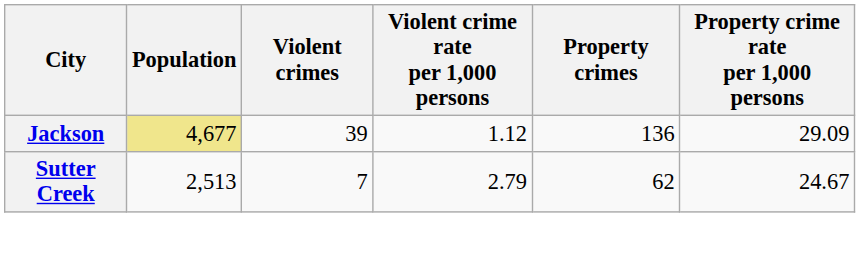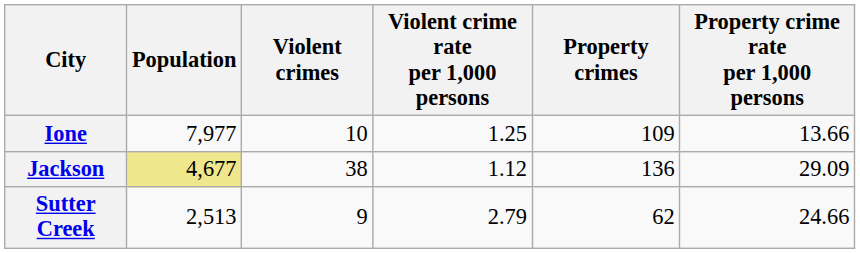+ row: (66, 133)
(357, 133) 39 -> (357, 168) 38
(362, 181) 7 -> (362, 217) 9
(824, 181) 24.67 -> (824, 217) 24.66
